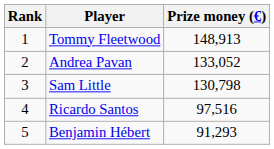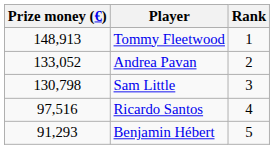columns swapped: (25, 16) <-> (217, 16)
